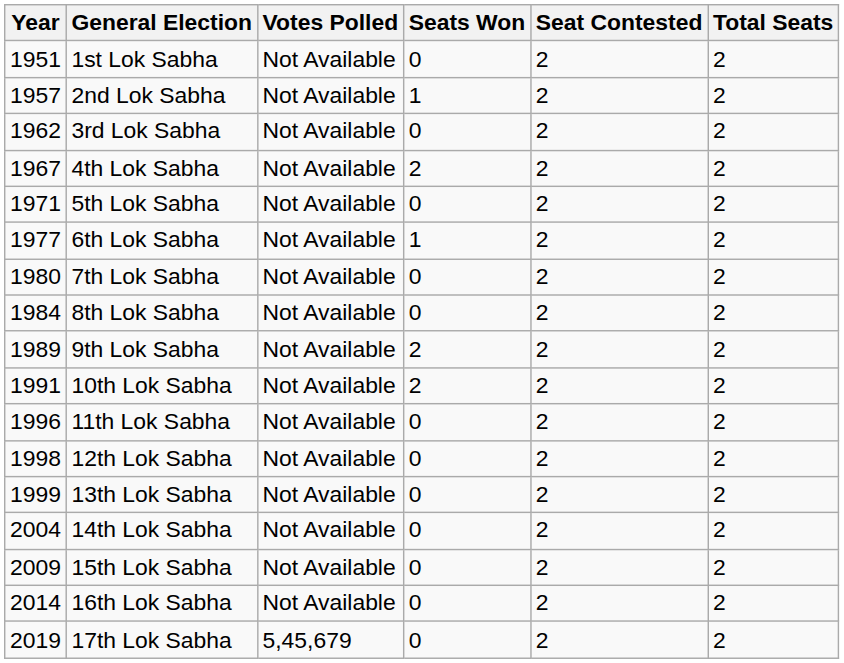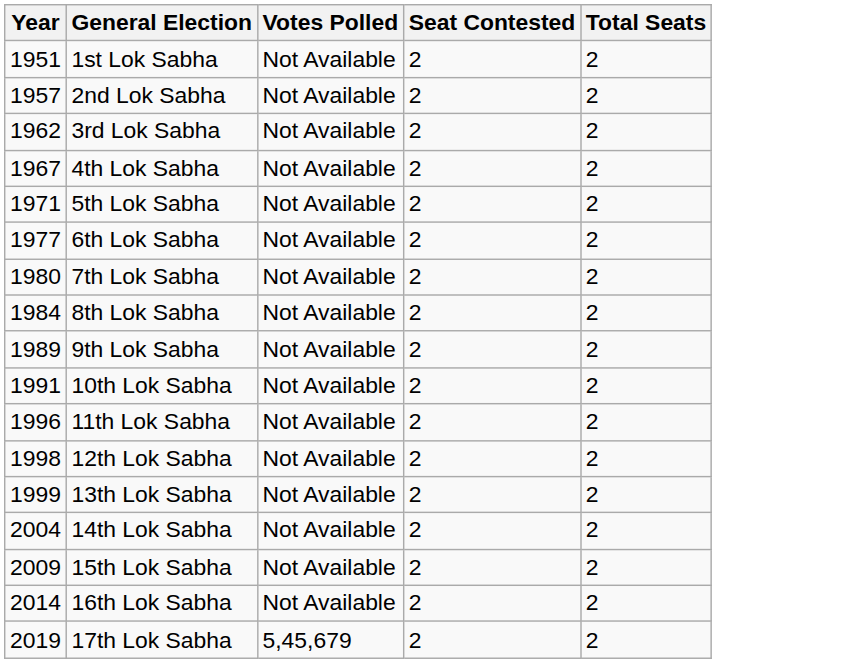- column: (467, 22)
